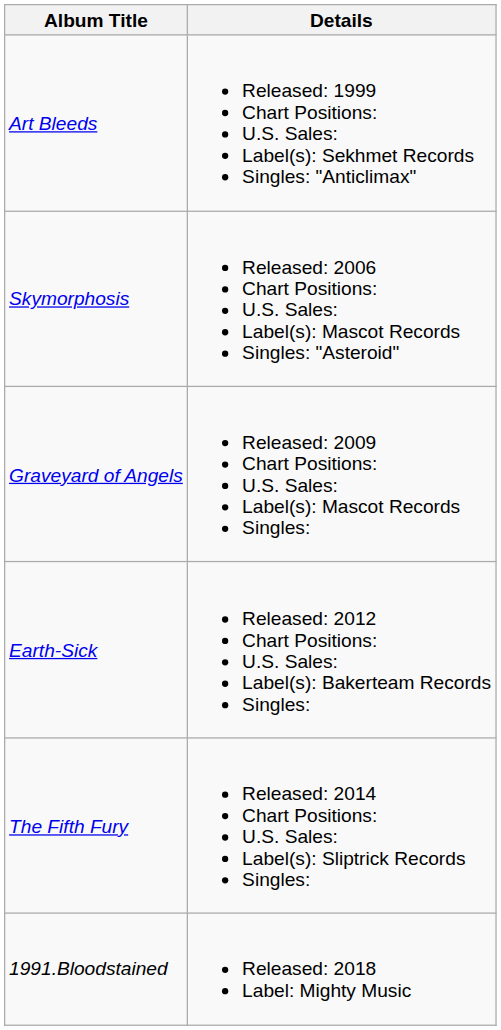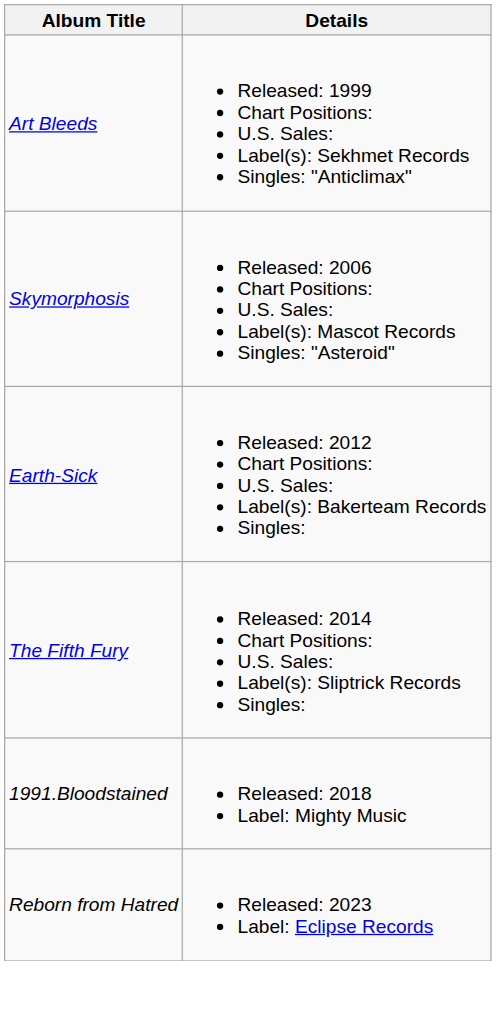- row: (96, 474)
+ row: (94, 905)
